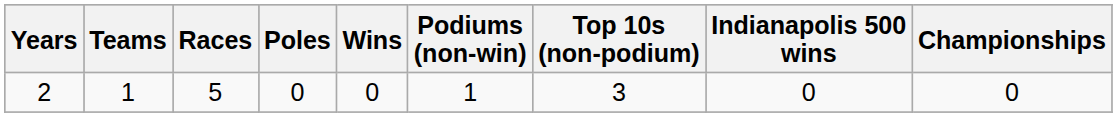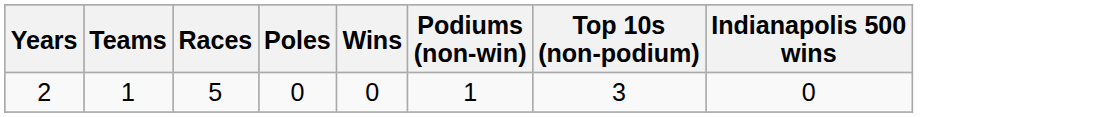- column: (1012, 39)
